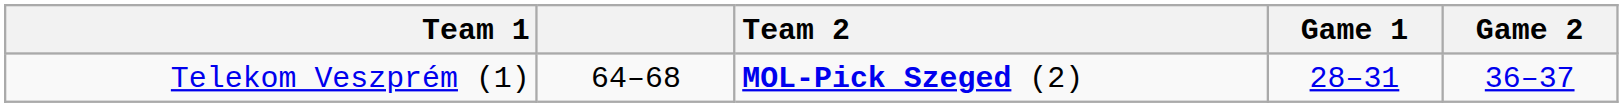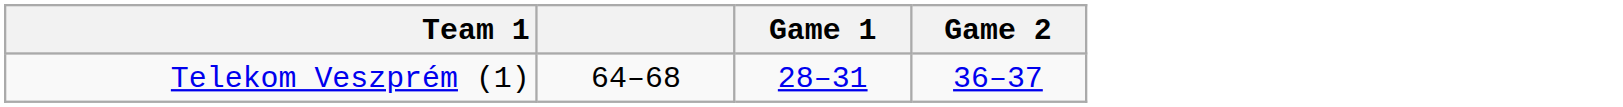- column: (796, 30)
